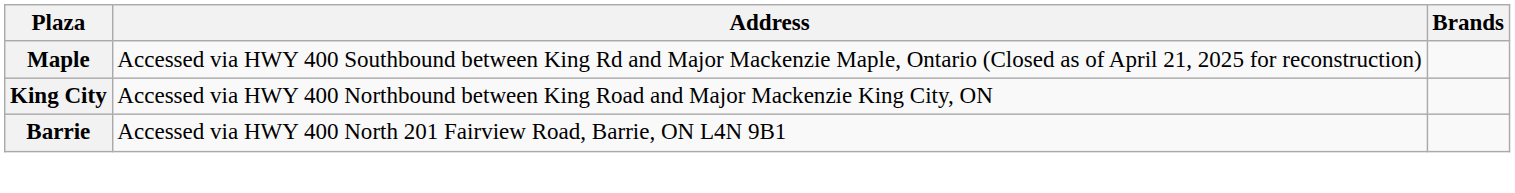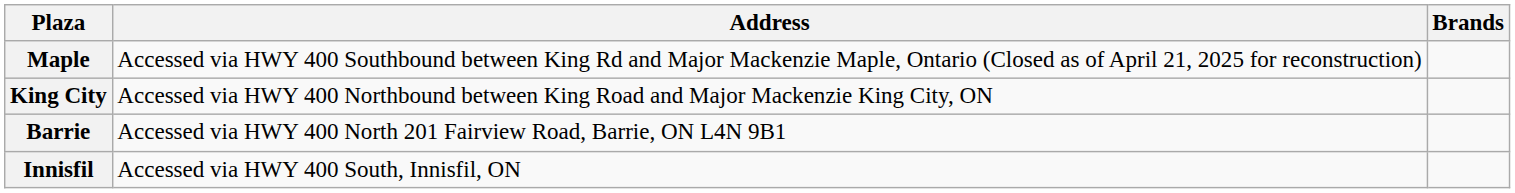+ row: (58, 168)
